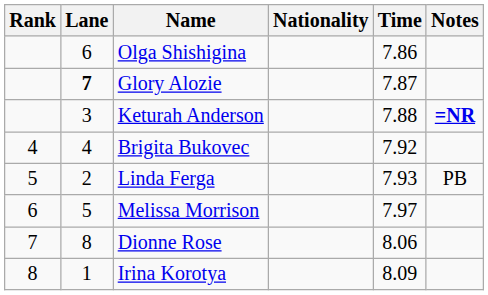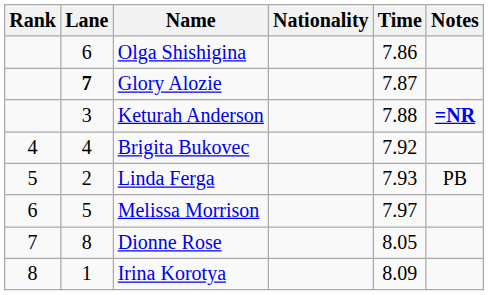(400, 242) 8.06 -> (400, 242) 8.05
